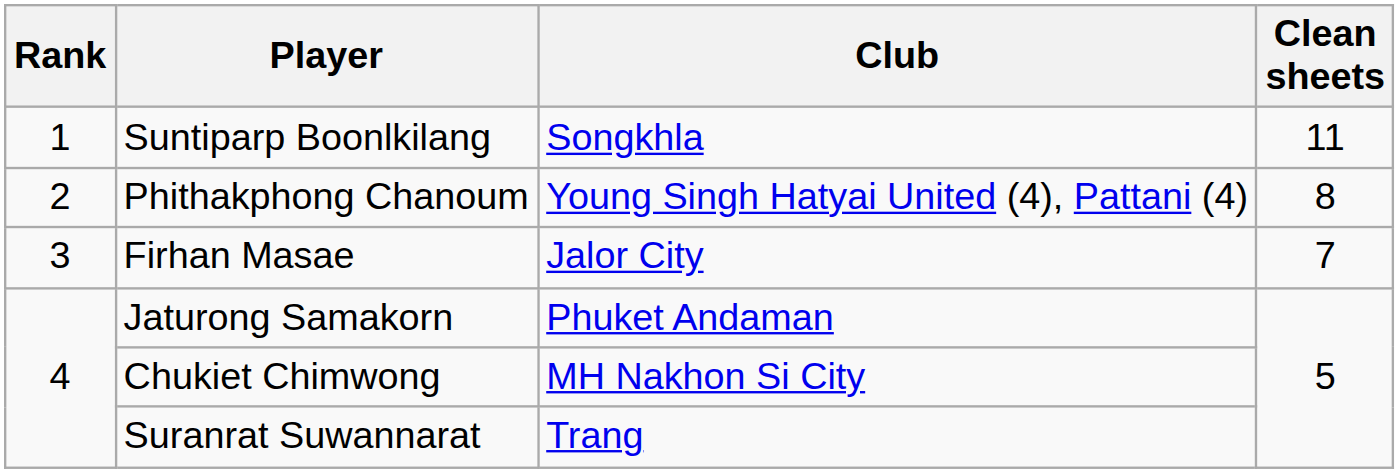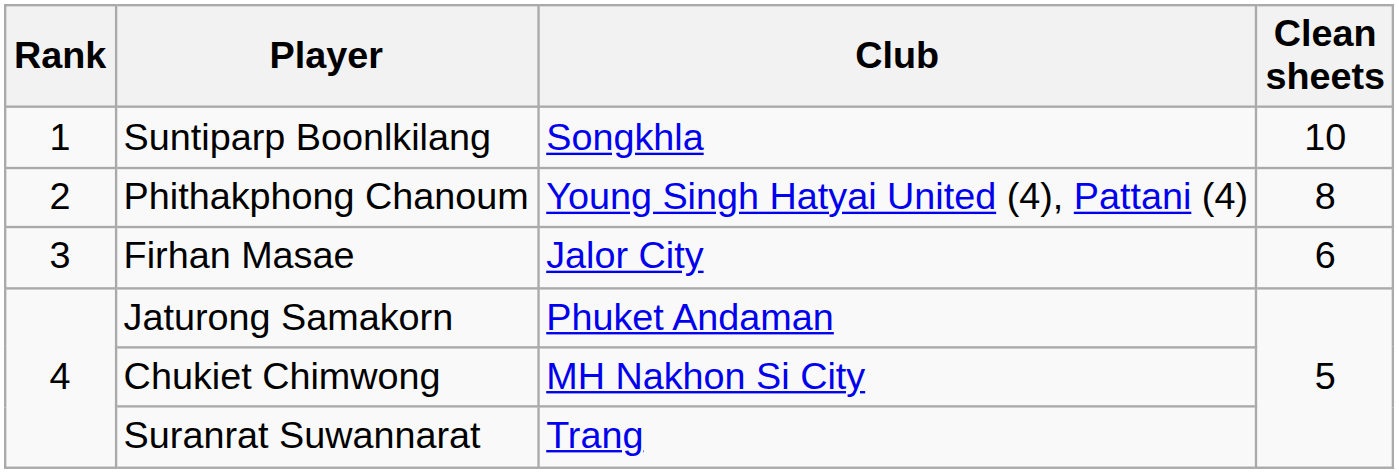(1325, 136) 11 -> (1325, 136) 10
(1325, 256) 7 -> (1325, 256) 6
